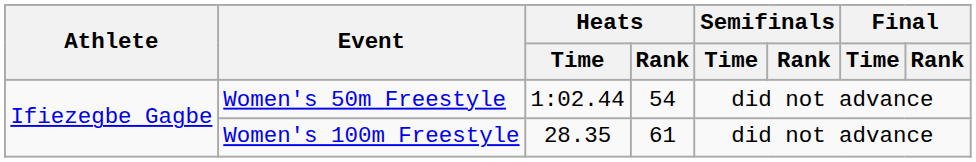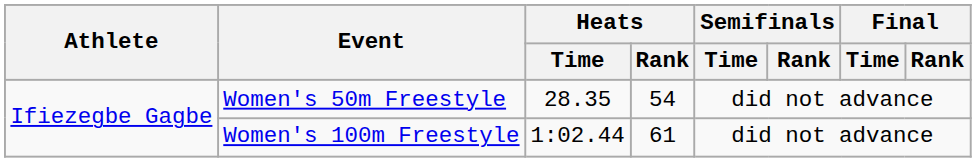(578, 99) 1:02.44 -> (578, 99) 28.35
(578, 137) 28.35 -> (578, 137) 1:02.44
